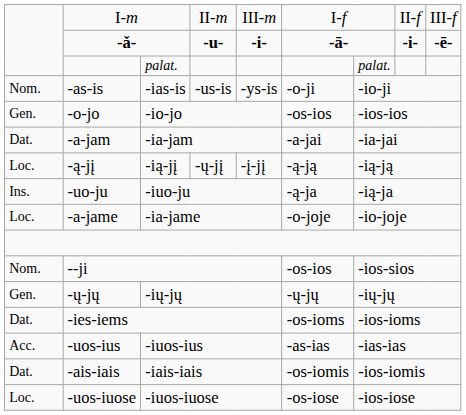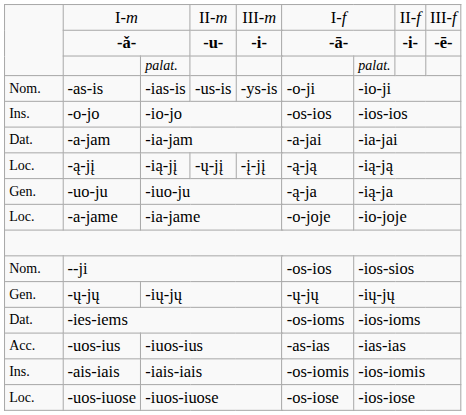(23, 113) Gen. -> (19, 113) Ins.
(19, 190) Ins. -> (23, 190) Gen.
(21, 371) Dat. -> (19, 371) Ins.
